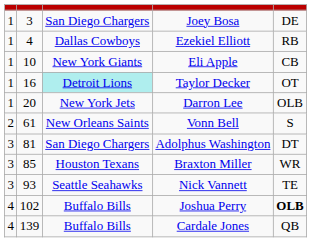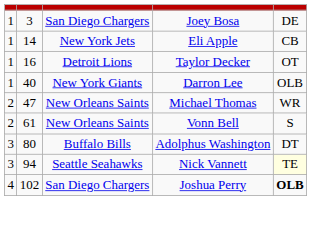- row: (213, 41)
(30, 61) 10 -> (30, 41) 14
(97, 61) New York Giants -> (97, 41) New York Jets
(97, 82) paleturquoise background -> (97, 61) no background
(30, 102) 20 -> (30, 82) 40
(97, 102) New York Jets -> (97, 82) New York Giants
+ row: (213, 102)
(30, 144) 81 -> (30, 144) 80
(97, 144) San Diego Chargers -> (97, 144) Buffalo Bills
- row: (213, 164)
(30, 185) 93 -> (30, 164) 94
(290, 185) no background -> (290, 164) lightyellow background
(97, 205) Buffalo Bills -> (97, 185) San Diego Chargers
- row: (213, 226)
